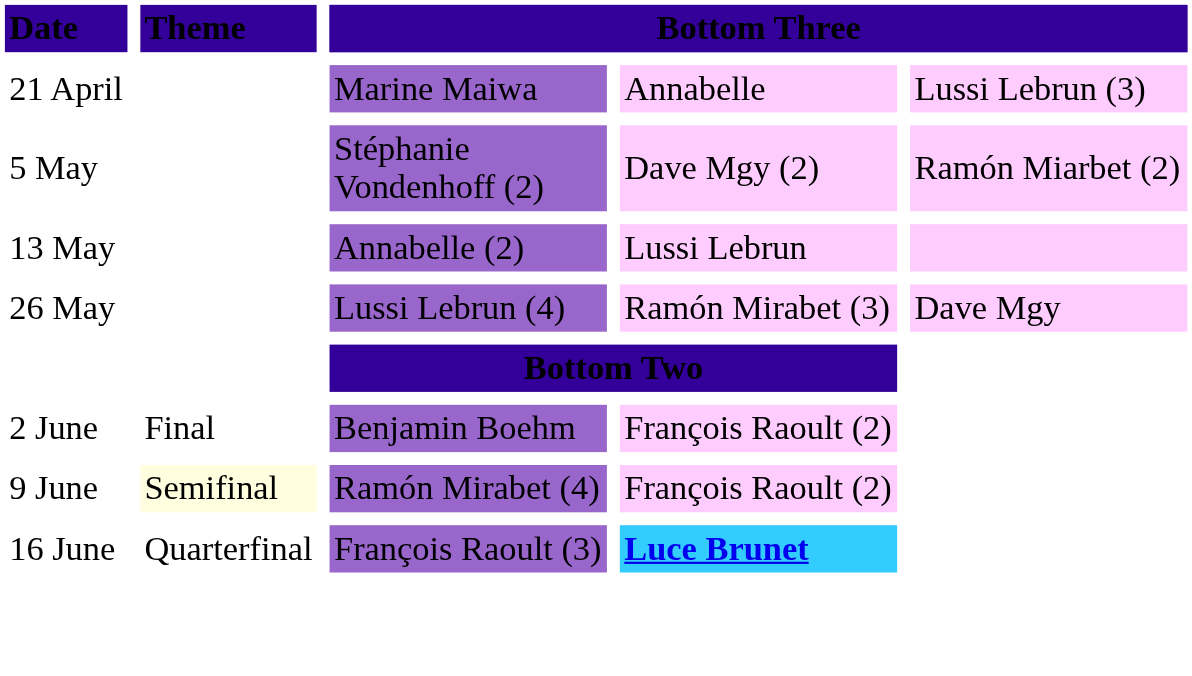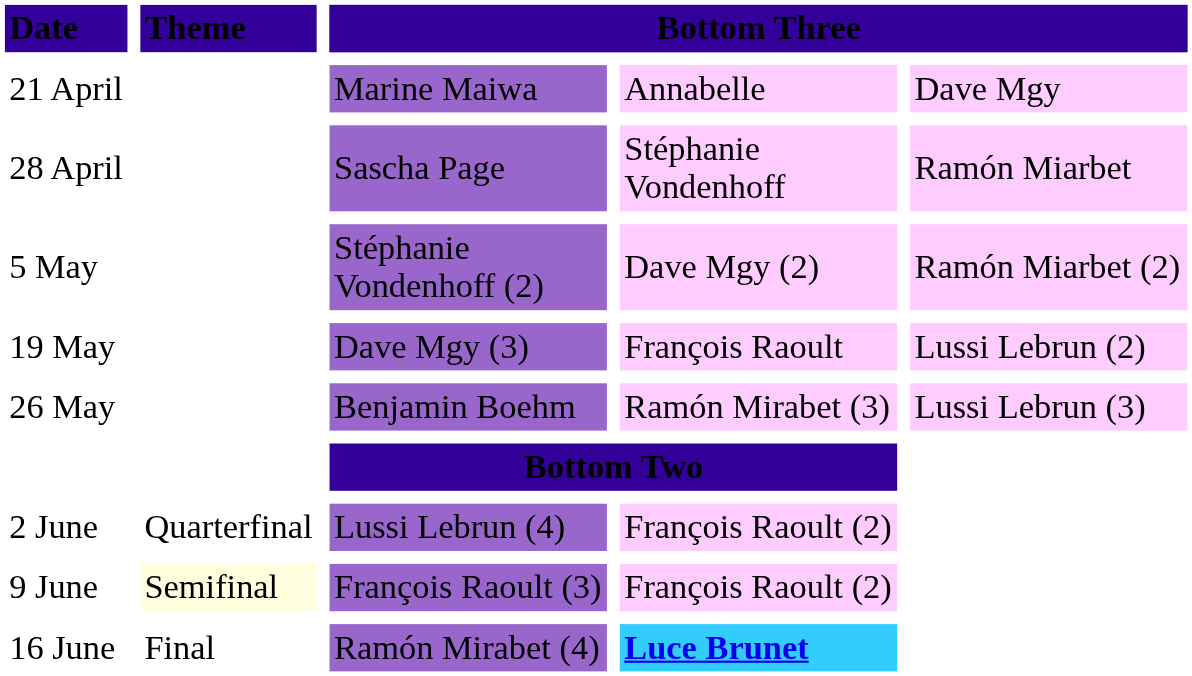(1030, 88) Lussi Lebrun (3) -> (988, 88) Dave Mgy
+ row: (66, 167)
- row: (62, 247)
+ row: (62, 346)
(450, 307) Lussi Lebrun (4) -> (455, 406) Benjamin Boehm
(988, 307) Dave Mgy -> (1030, 406) Lussi Lebrun (3)
(180, 427) Final -> (228, 526) Quarterfinal
(455, 427) Benjamin Boehm -> (450, 526) Lussi Lebrun (4)
(467, 488) Ramón Mirabet (4) -> (468, 586) François Raoult (3)
(228, 548) Quarterfinal -> (180, 647) Final
(468, 548) François Raoult (3) -> (467, 647) Ramón Mirabet (4)
